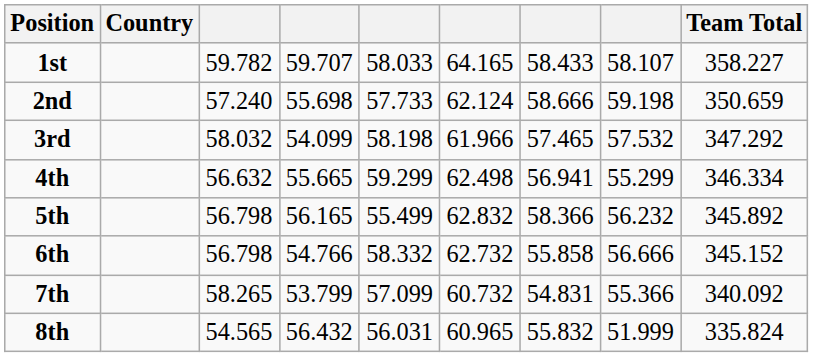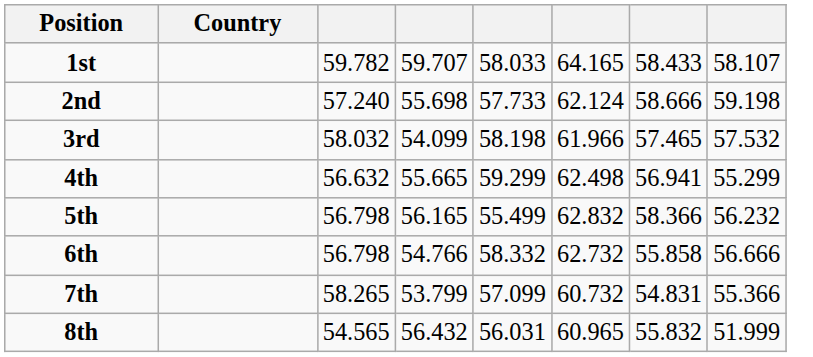- column: (744, 23)
